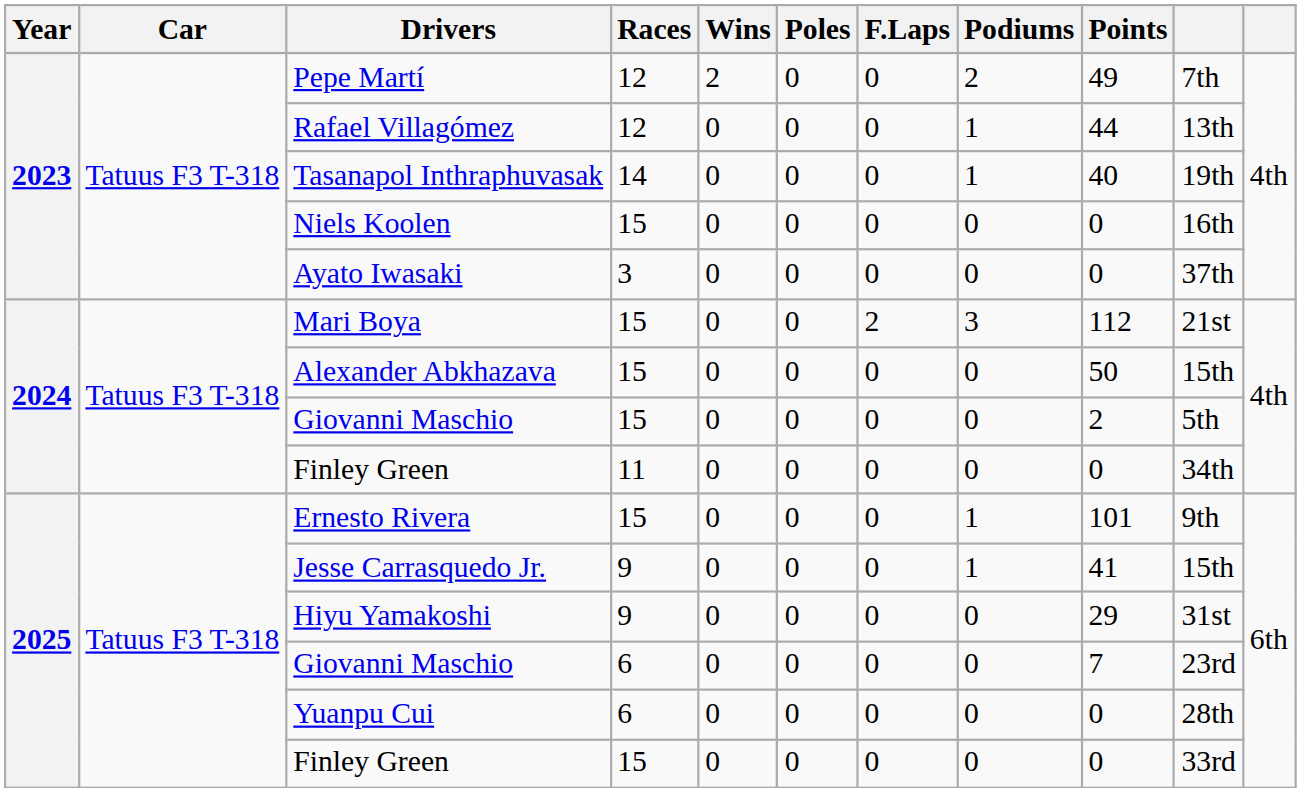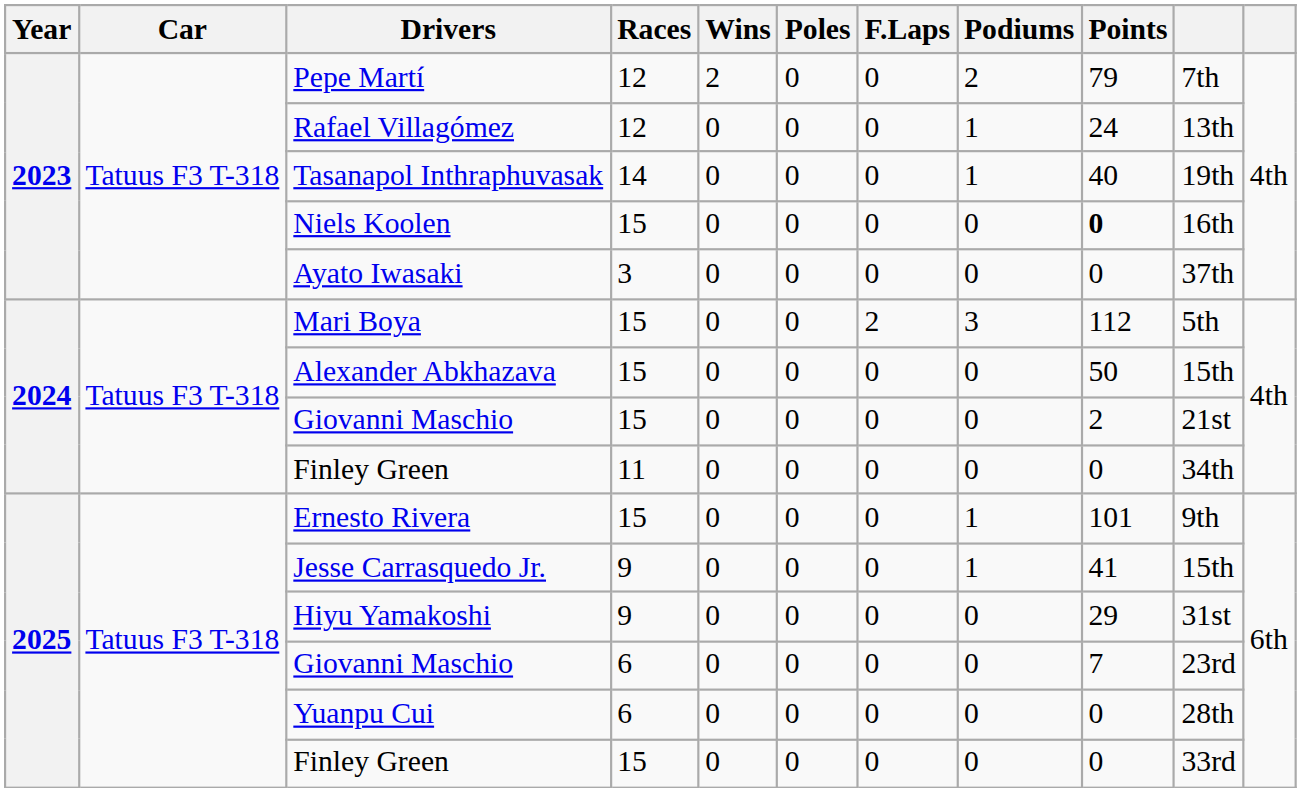(1103, 77) 49 -> (1103, 77) 79
(1103, 126) 44 -> (1103, 126) 24
(1096, 224) normal -> (1096, 224) bold
(1206, 322) 21st -> (1200, 322) 5th
(1200, 419) 5th -> (1206, 419) 21st
